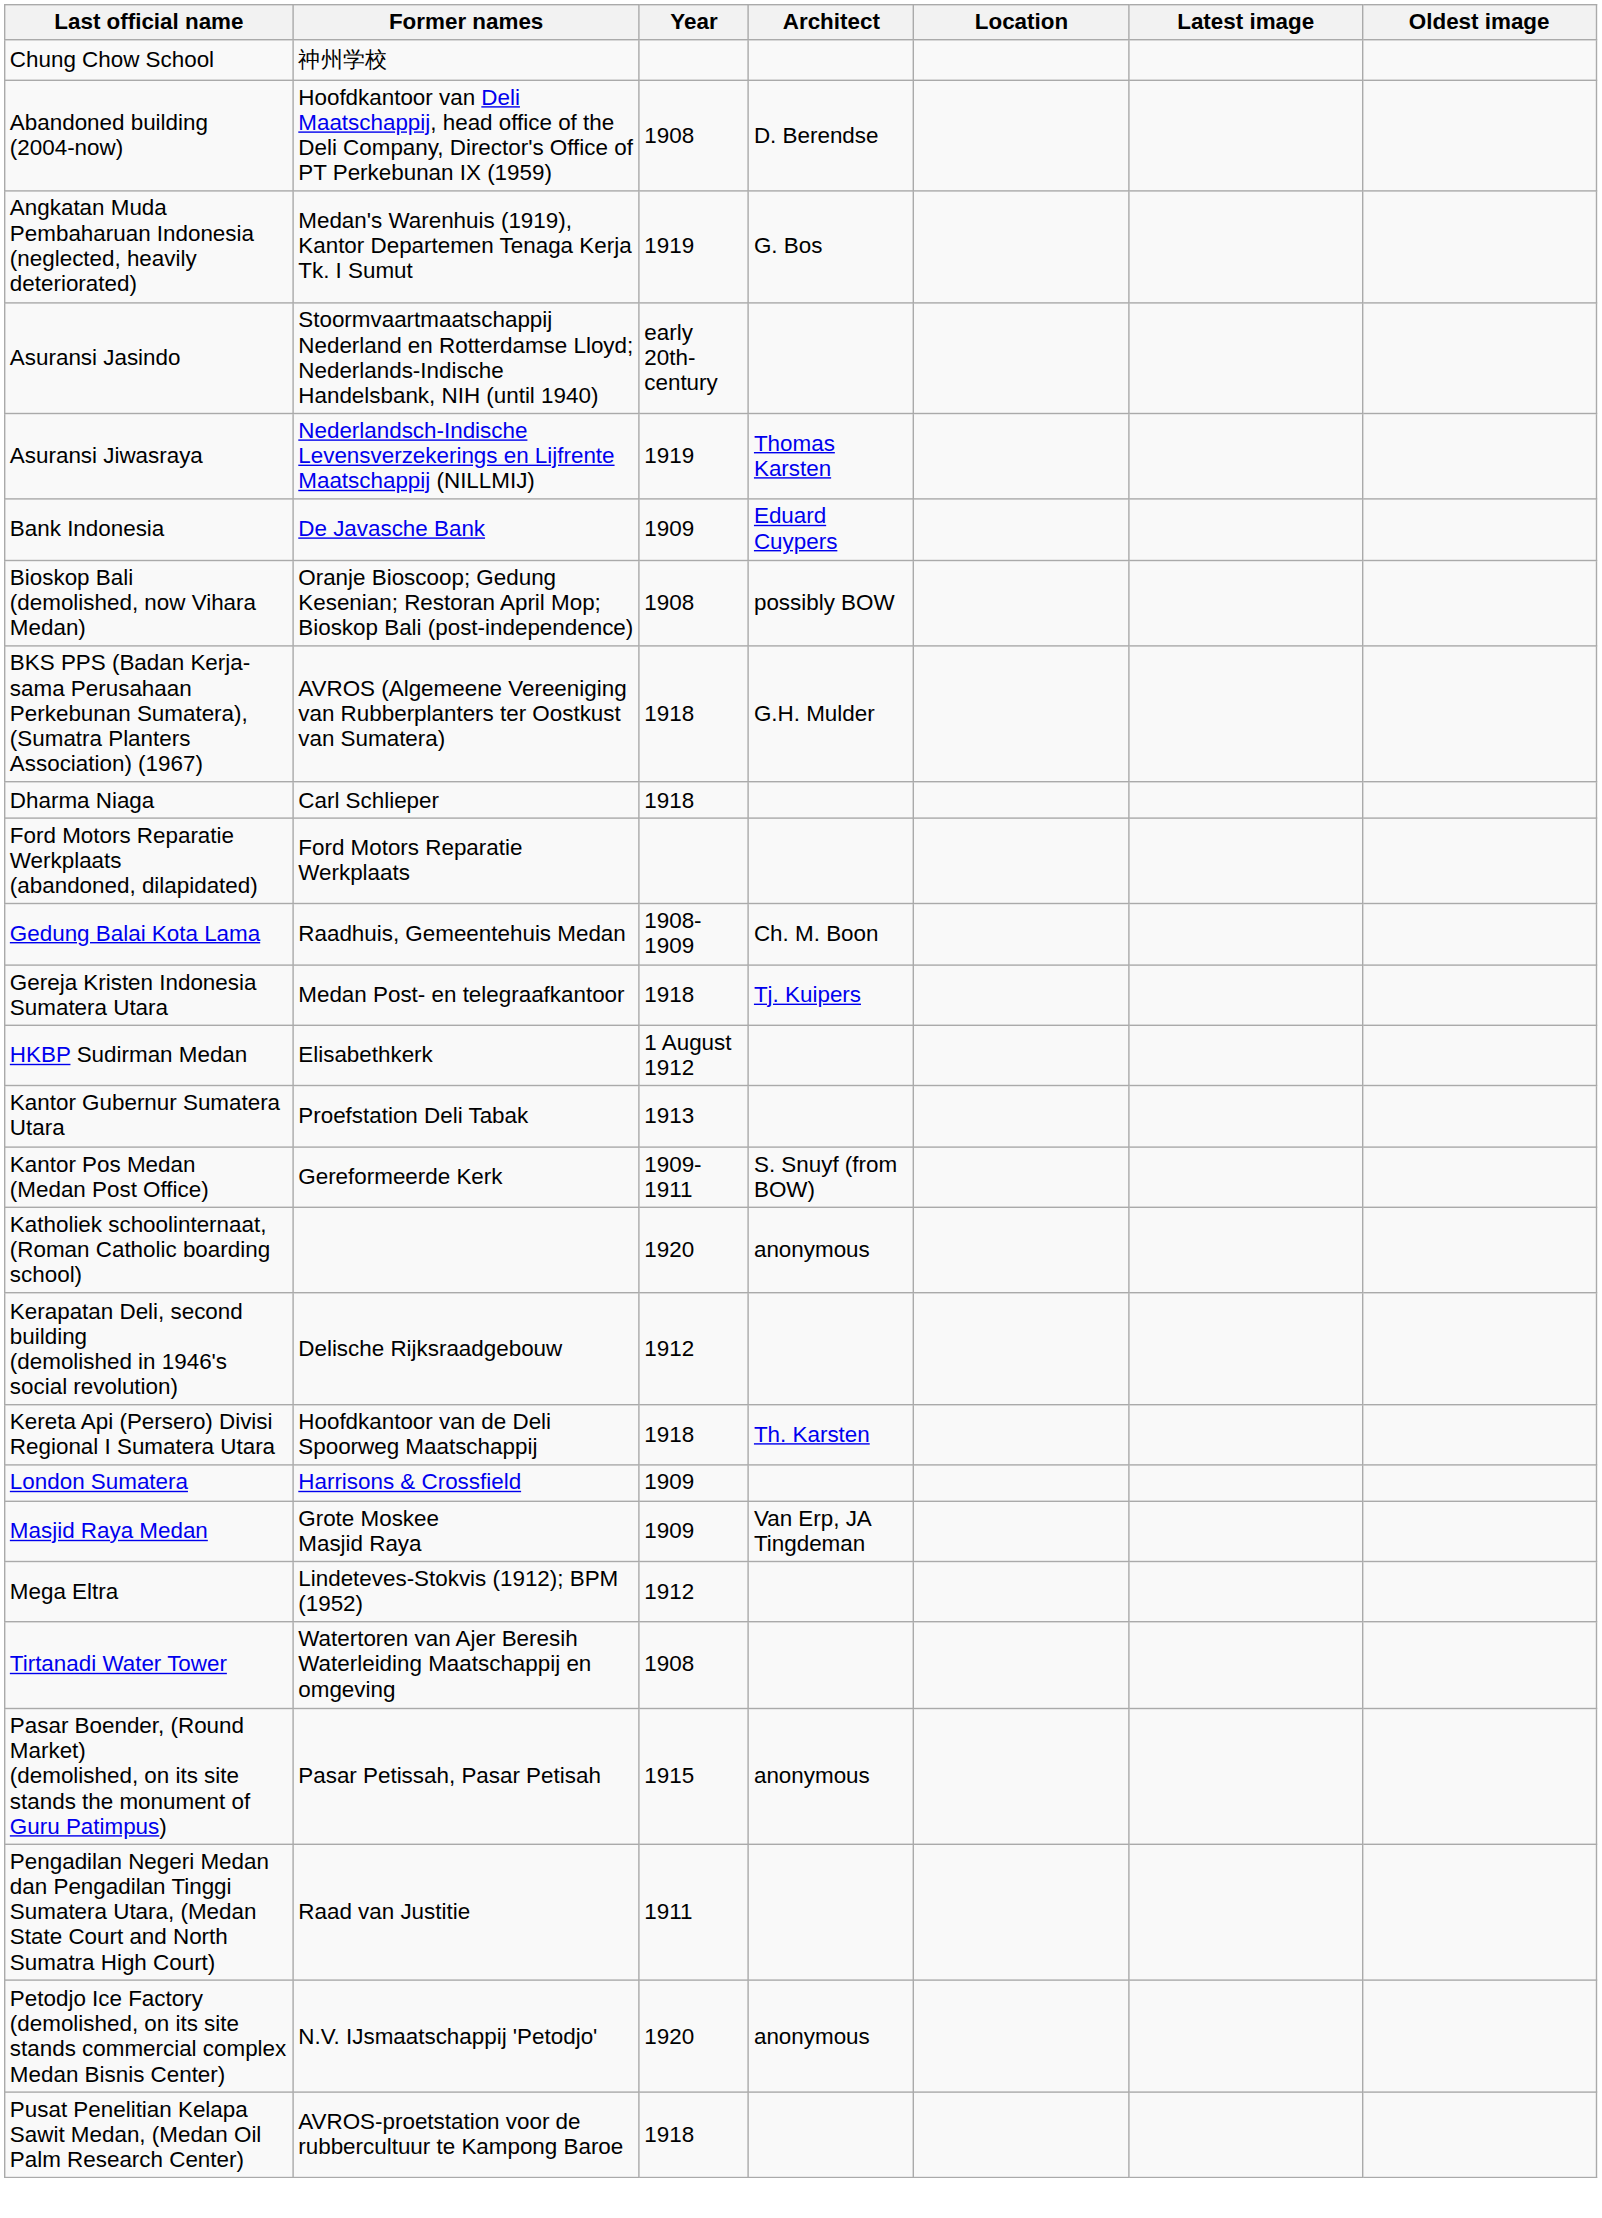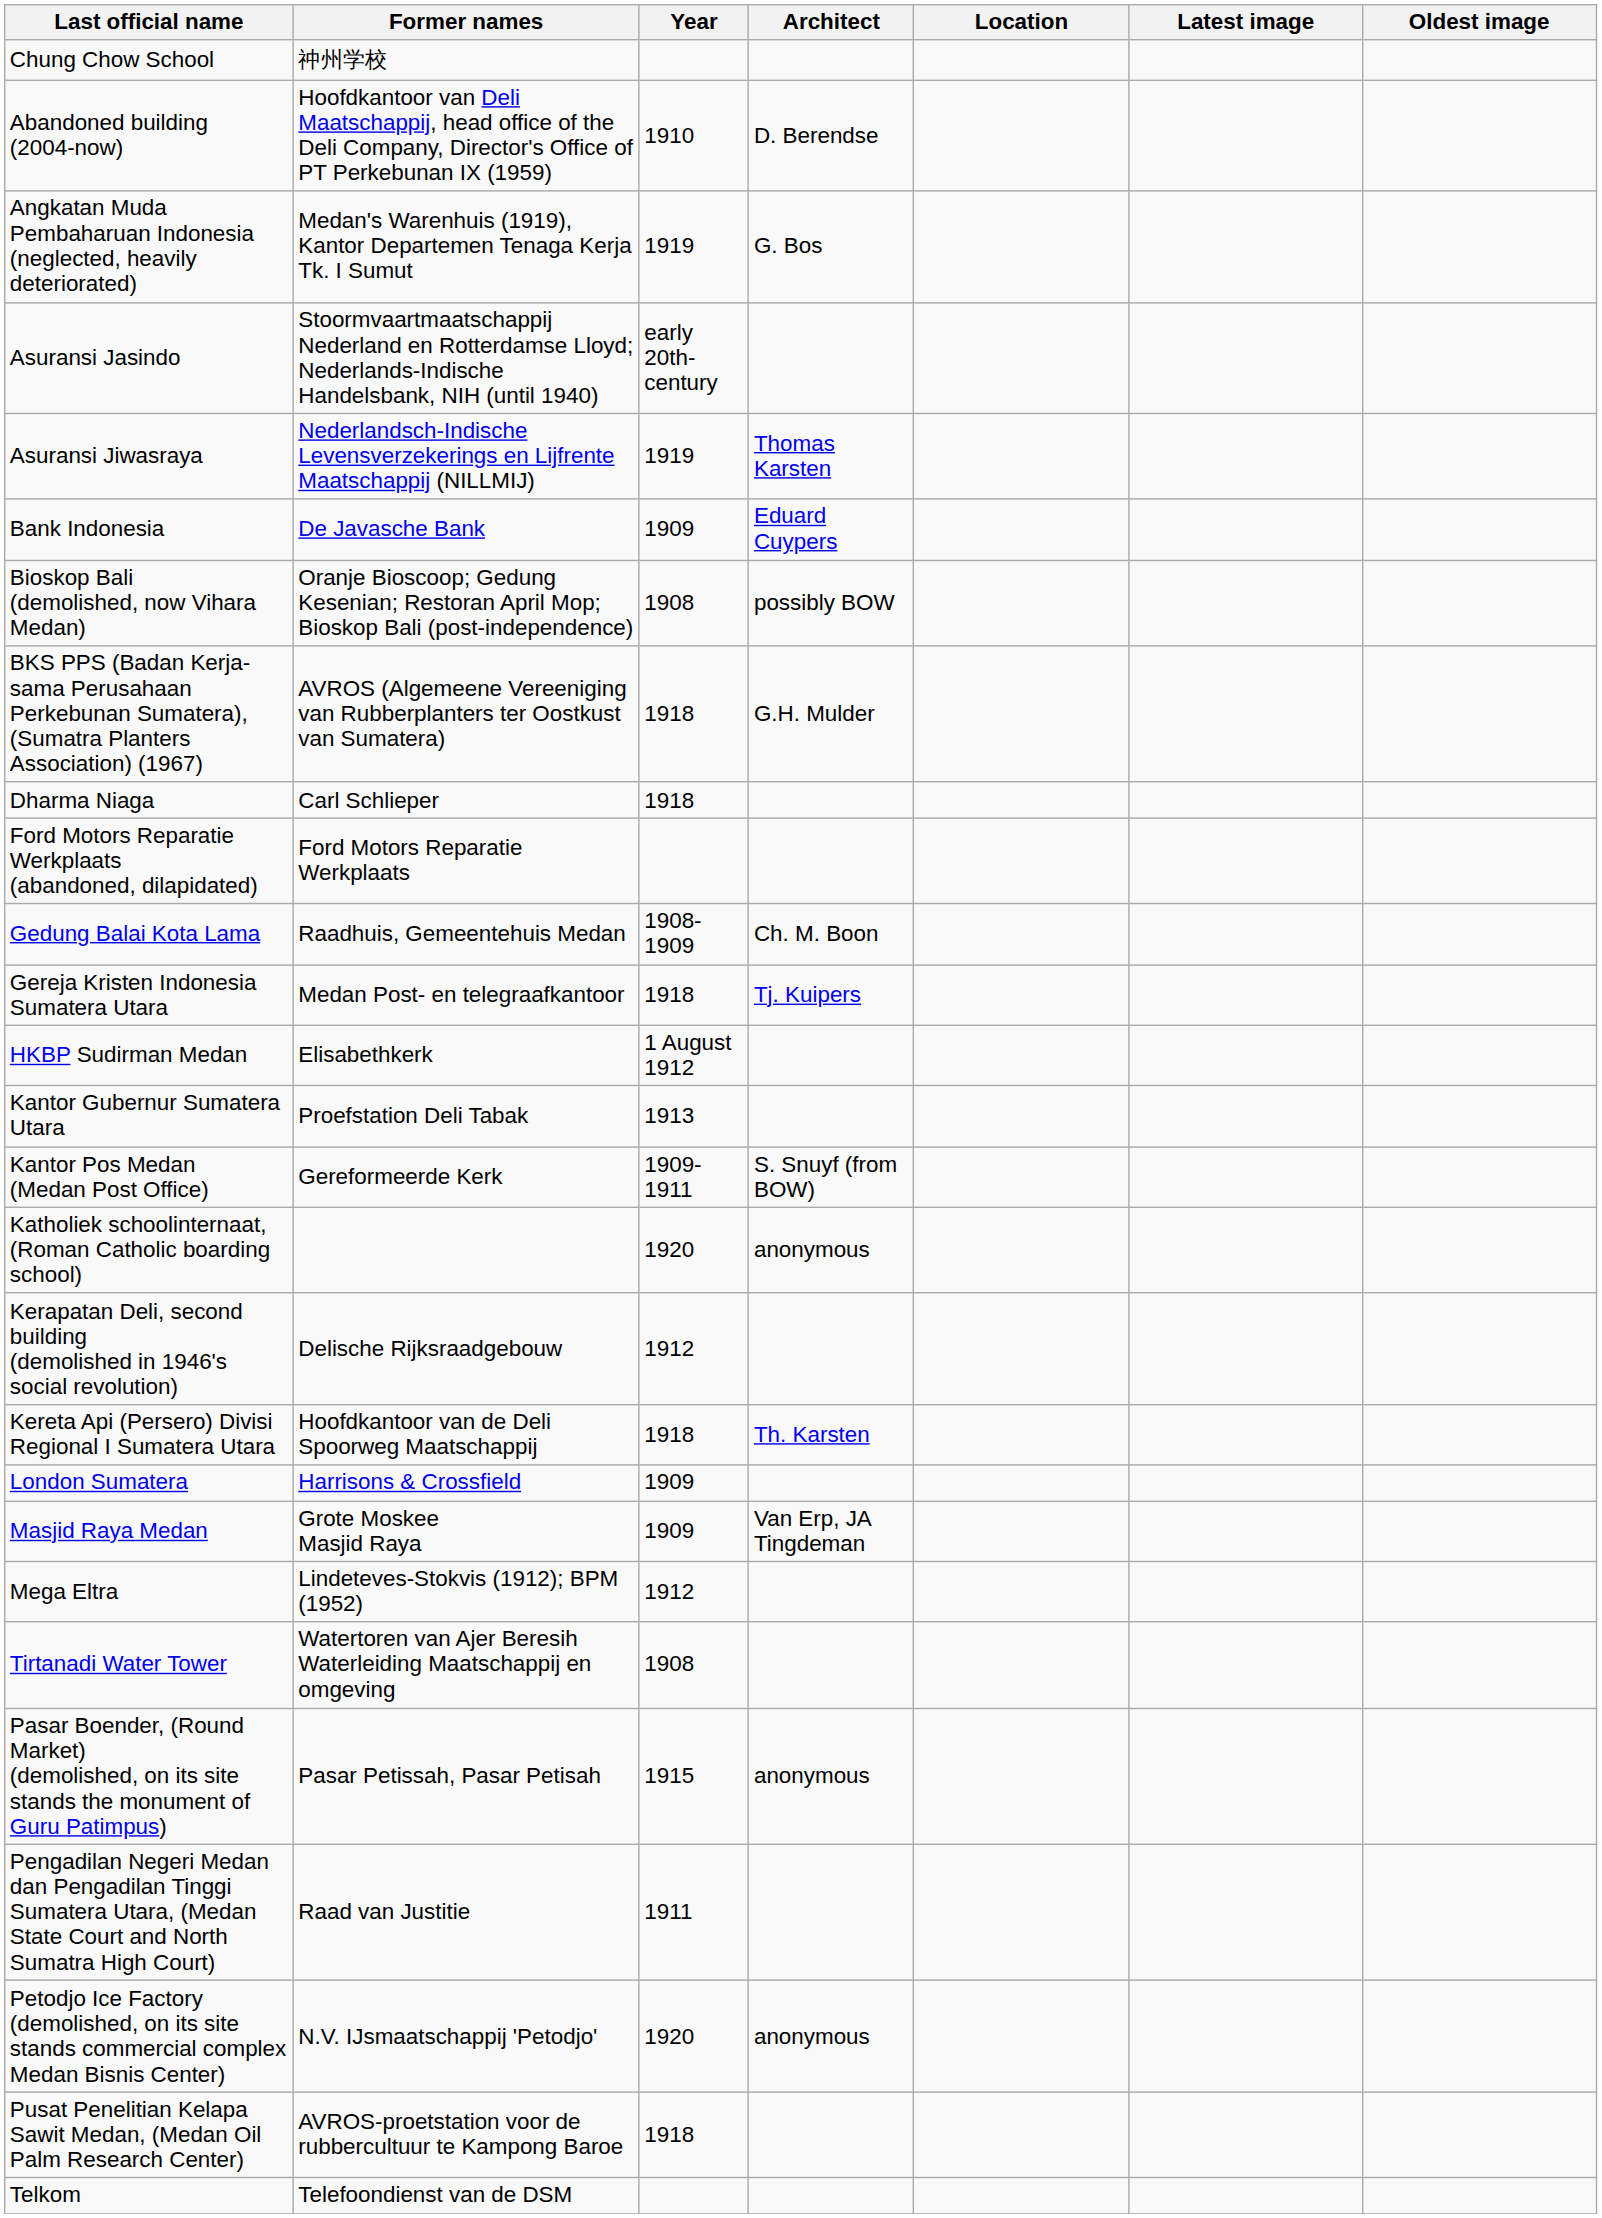(669, 135) 1908 -> (669, 135) 1910
+ row: (45, 2195)
